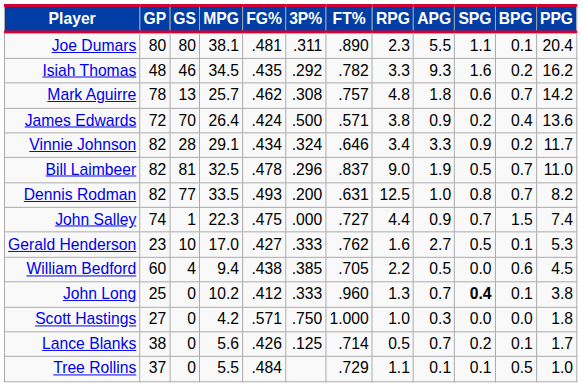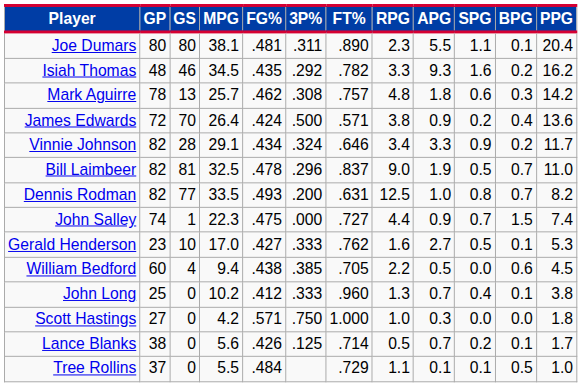(522, 95) 0.7 -> (522, 95) 0.3
(481, 294) bold -> (481, 294) normal
